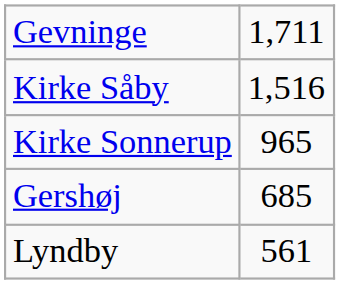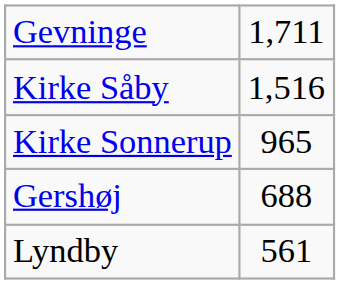(286, 195) 685 -> (286, 195) 688
